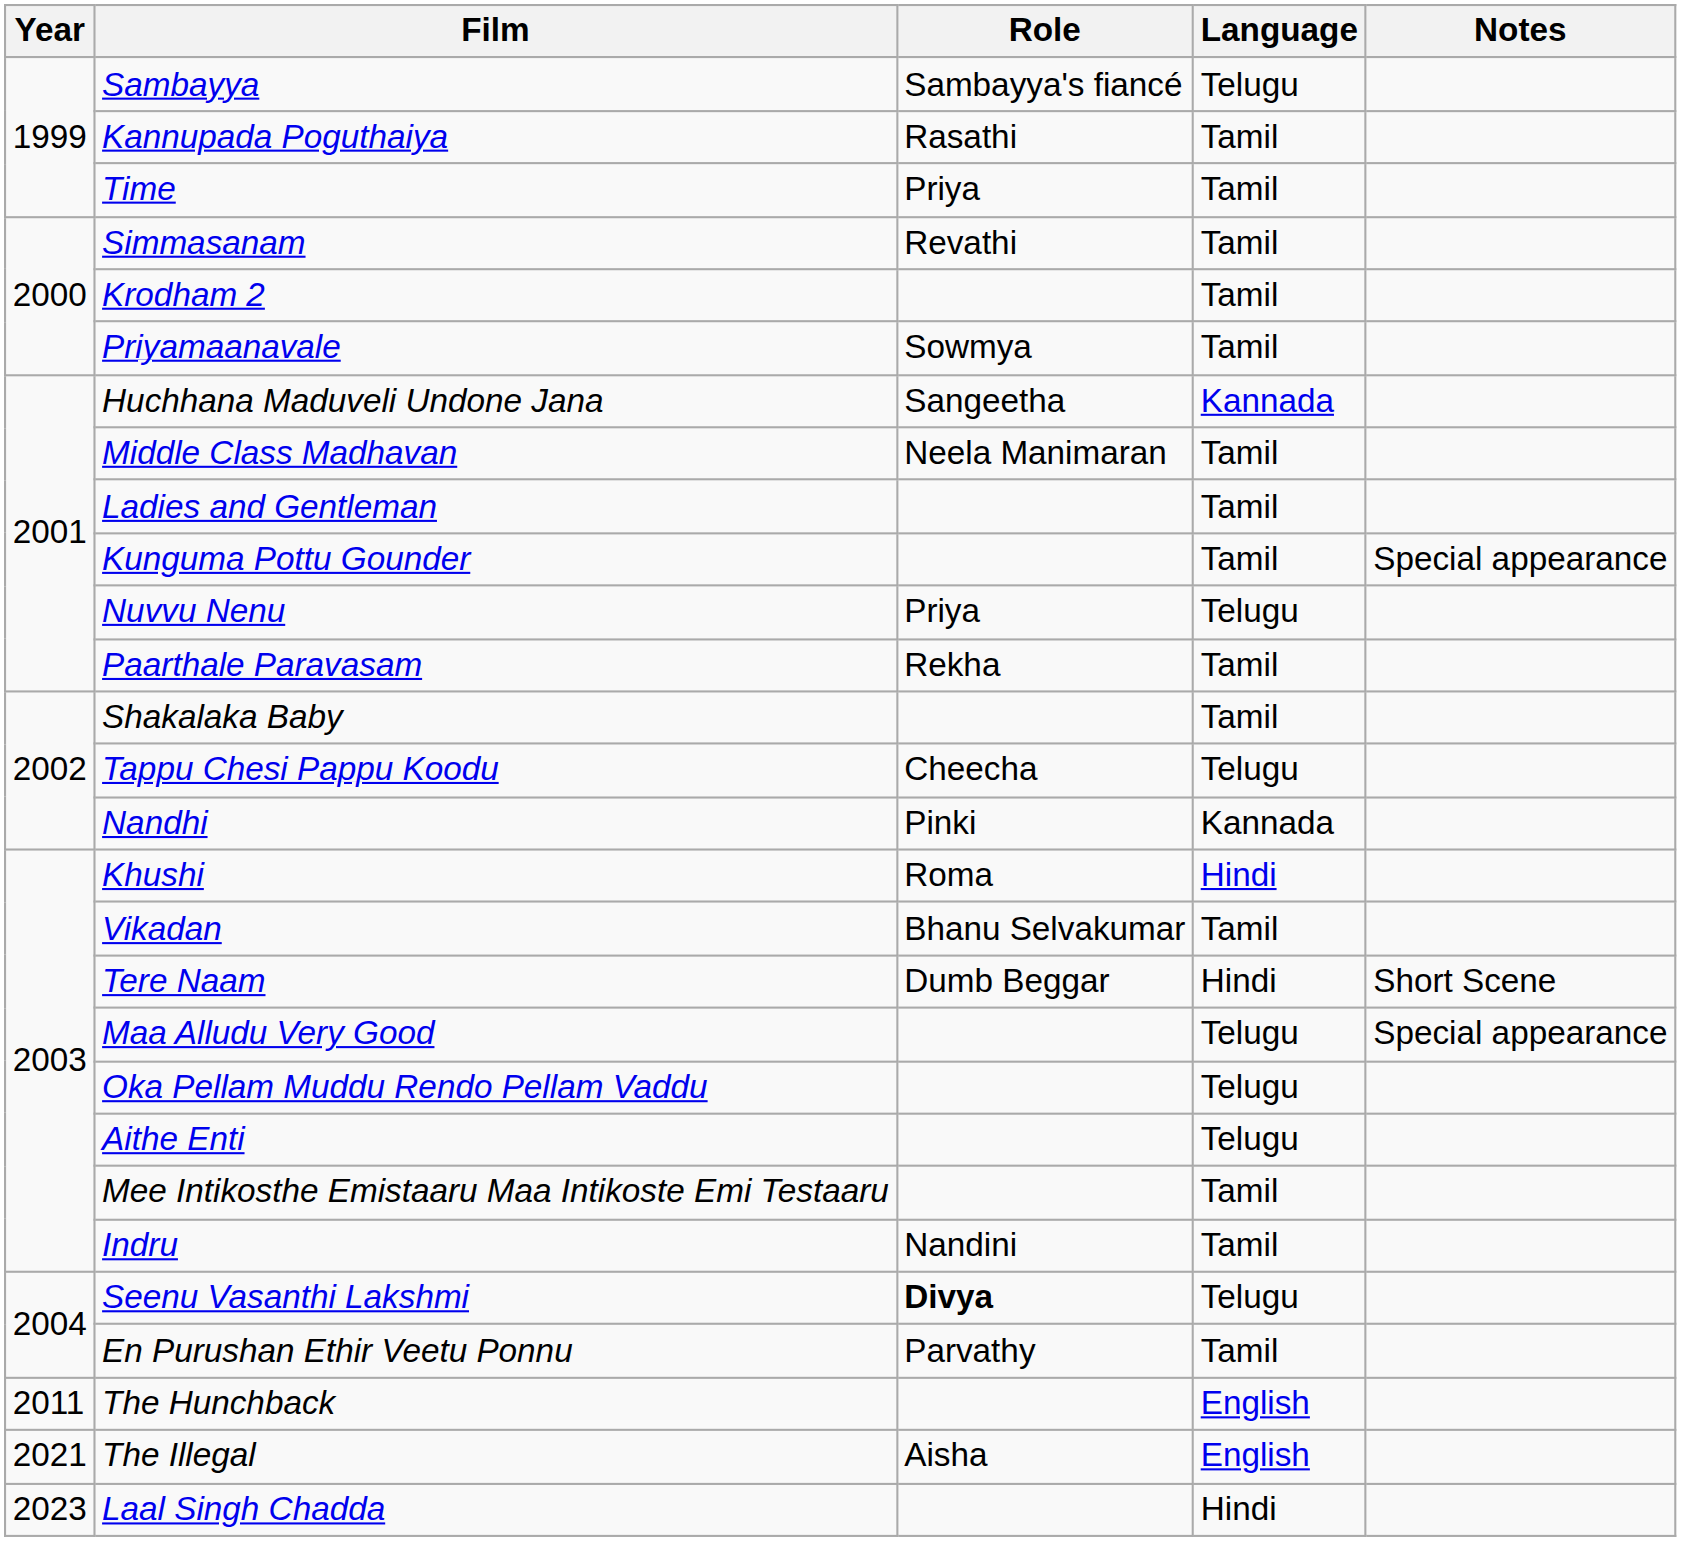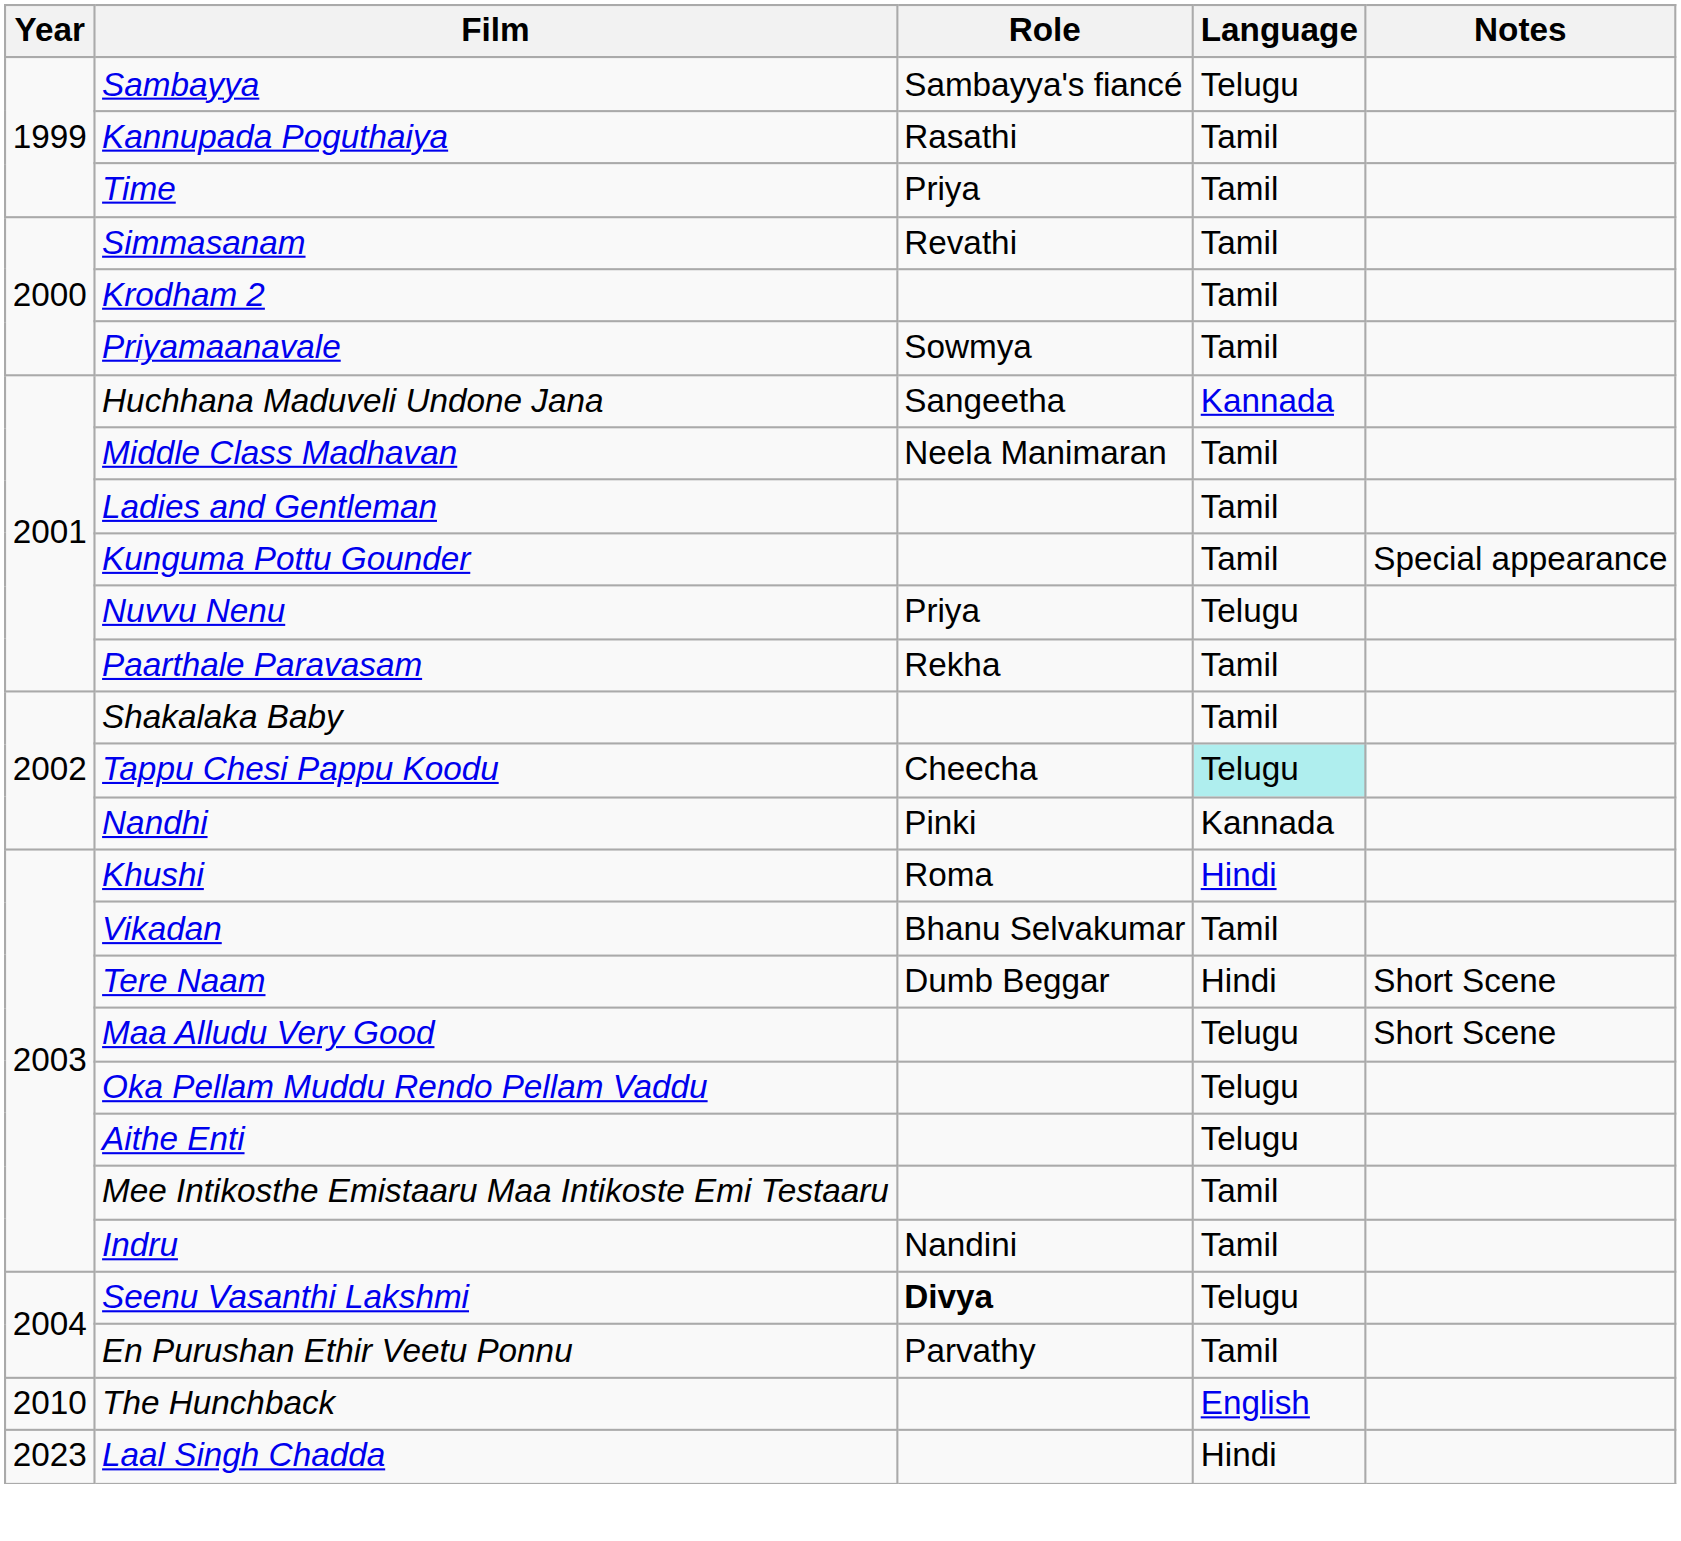(1250, 769) no background -> (1250, 769) paleturquoise background
(1520, 1033) Special appearance -> (1465, 1033) Short Scene
(48, 1403) 2011 -> (50, 1403) 2010
- row: (179, 1455)
